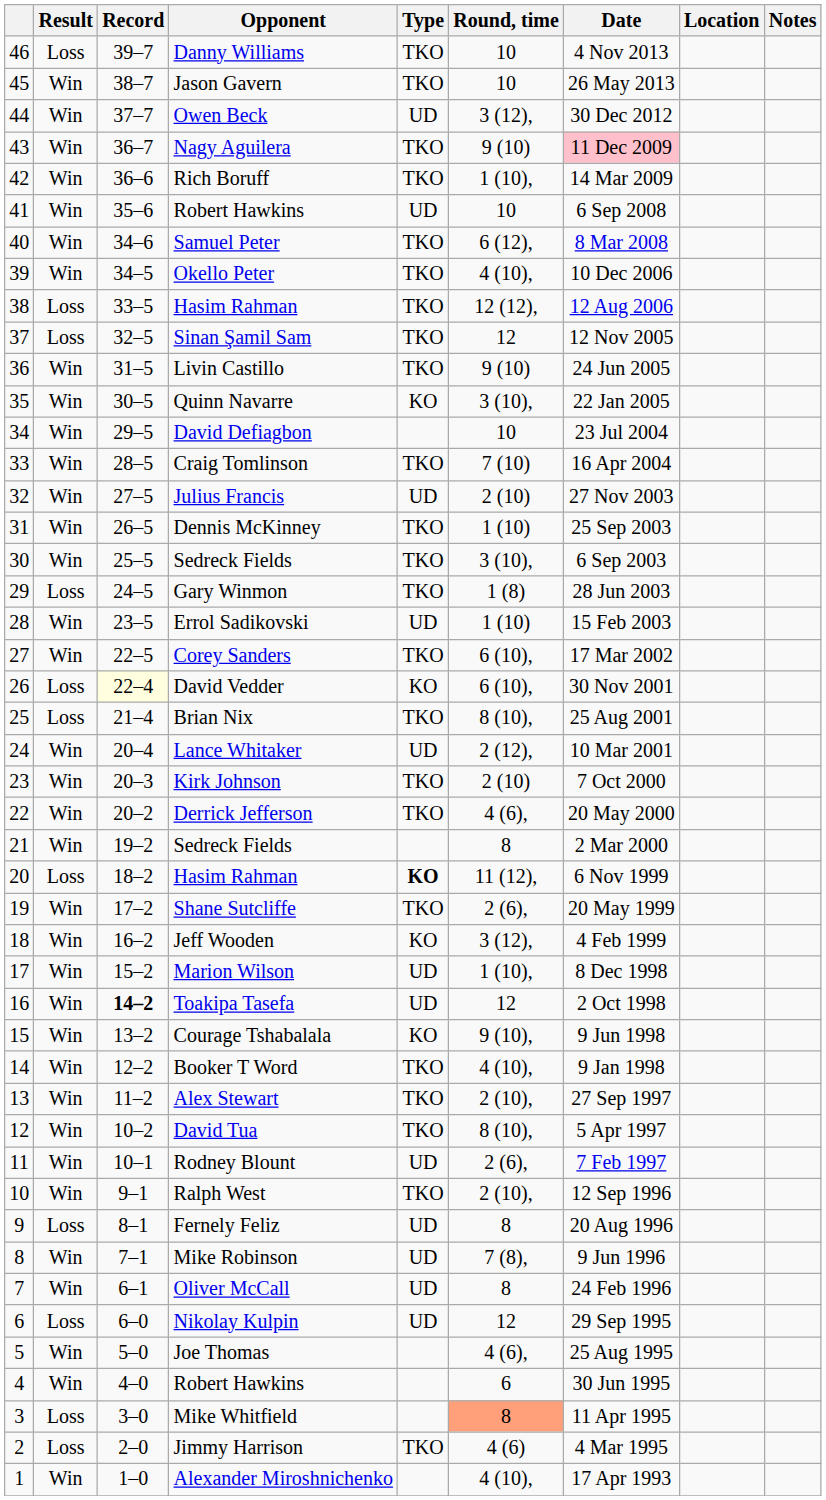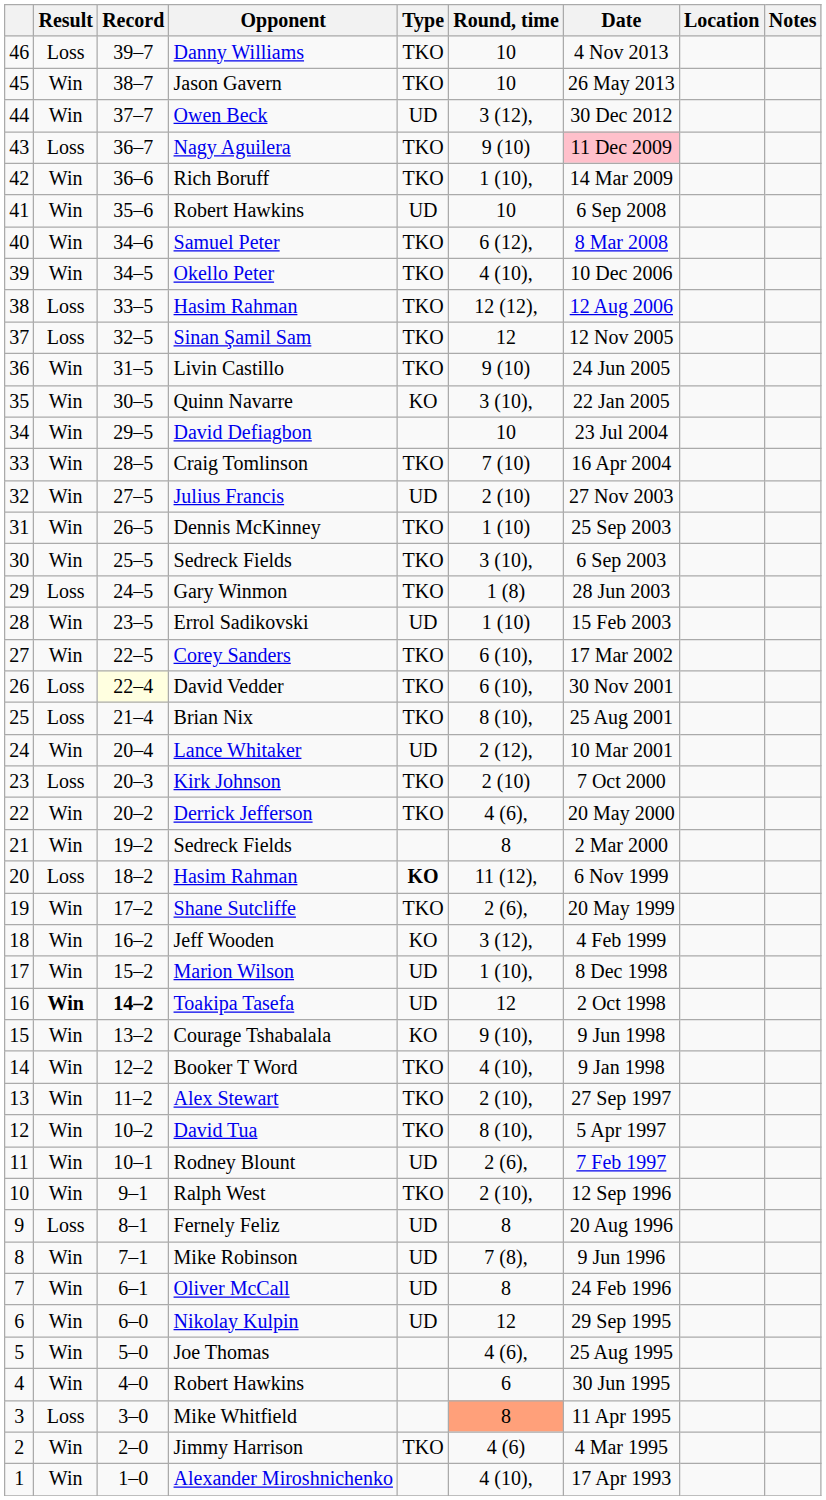(66, 147) Win -> (66, 147) Loss
(423, 686) KO -> (423, 686) TKO
(66, 781) Win -> (66, 781) Loss
(66, 1003) normal -> (66, 1003) bold
(66, 1320) Loss -> (66, 1320) Win
(66, 1447) Loss -> (66, 1447) Win
